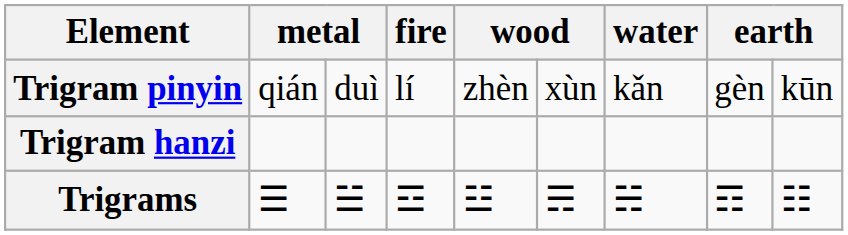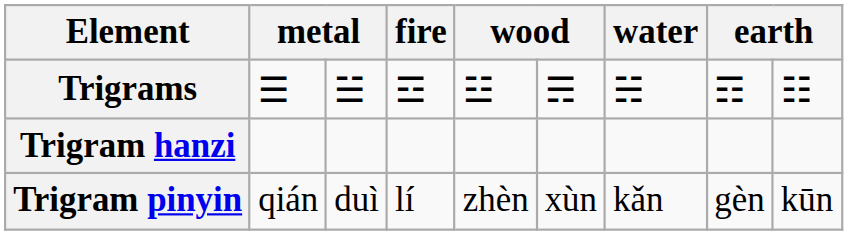rows swapped: (128, 199) <-> (128, 87)
